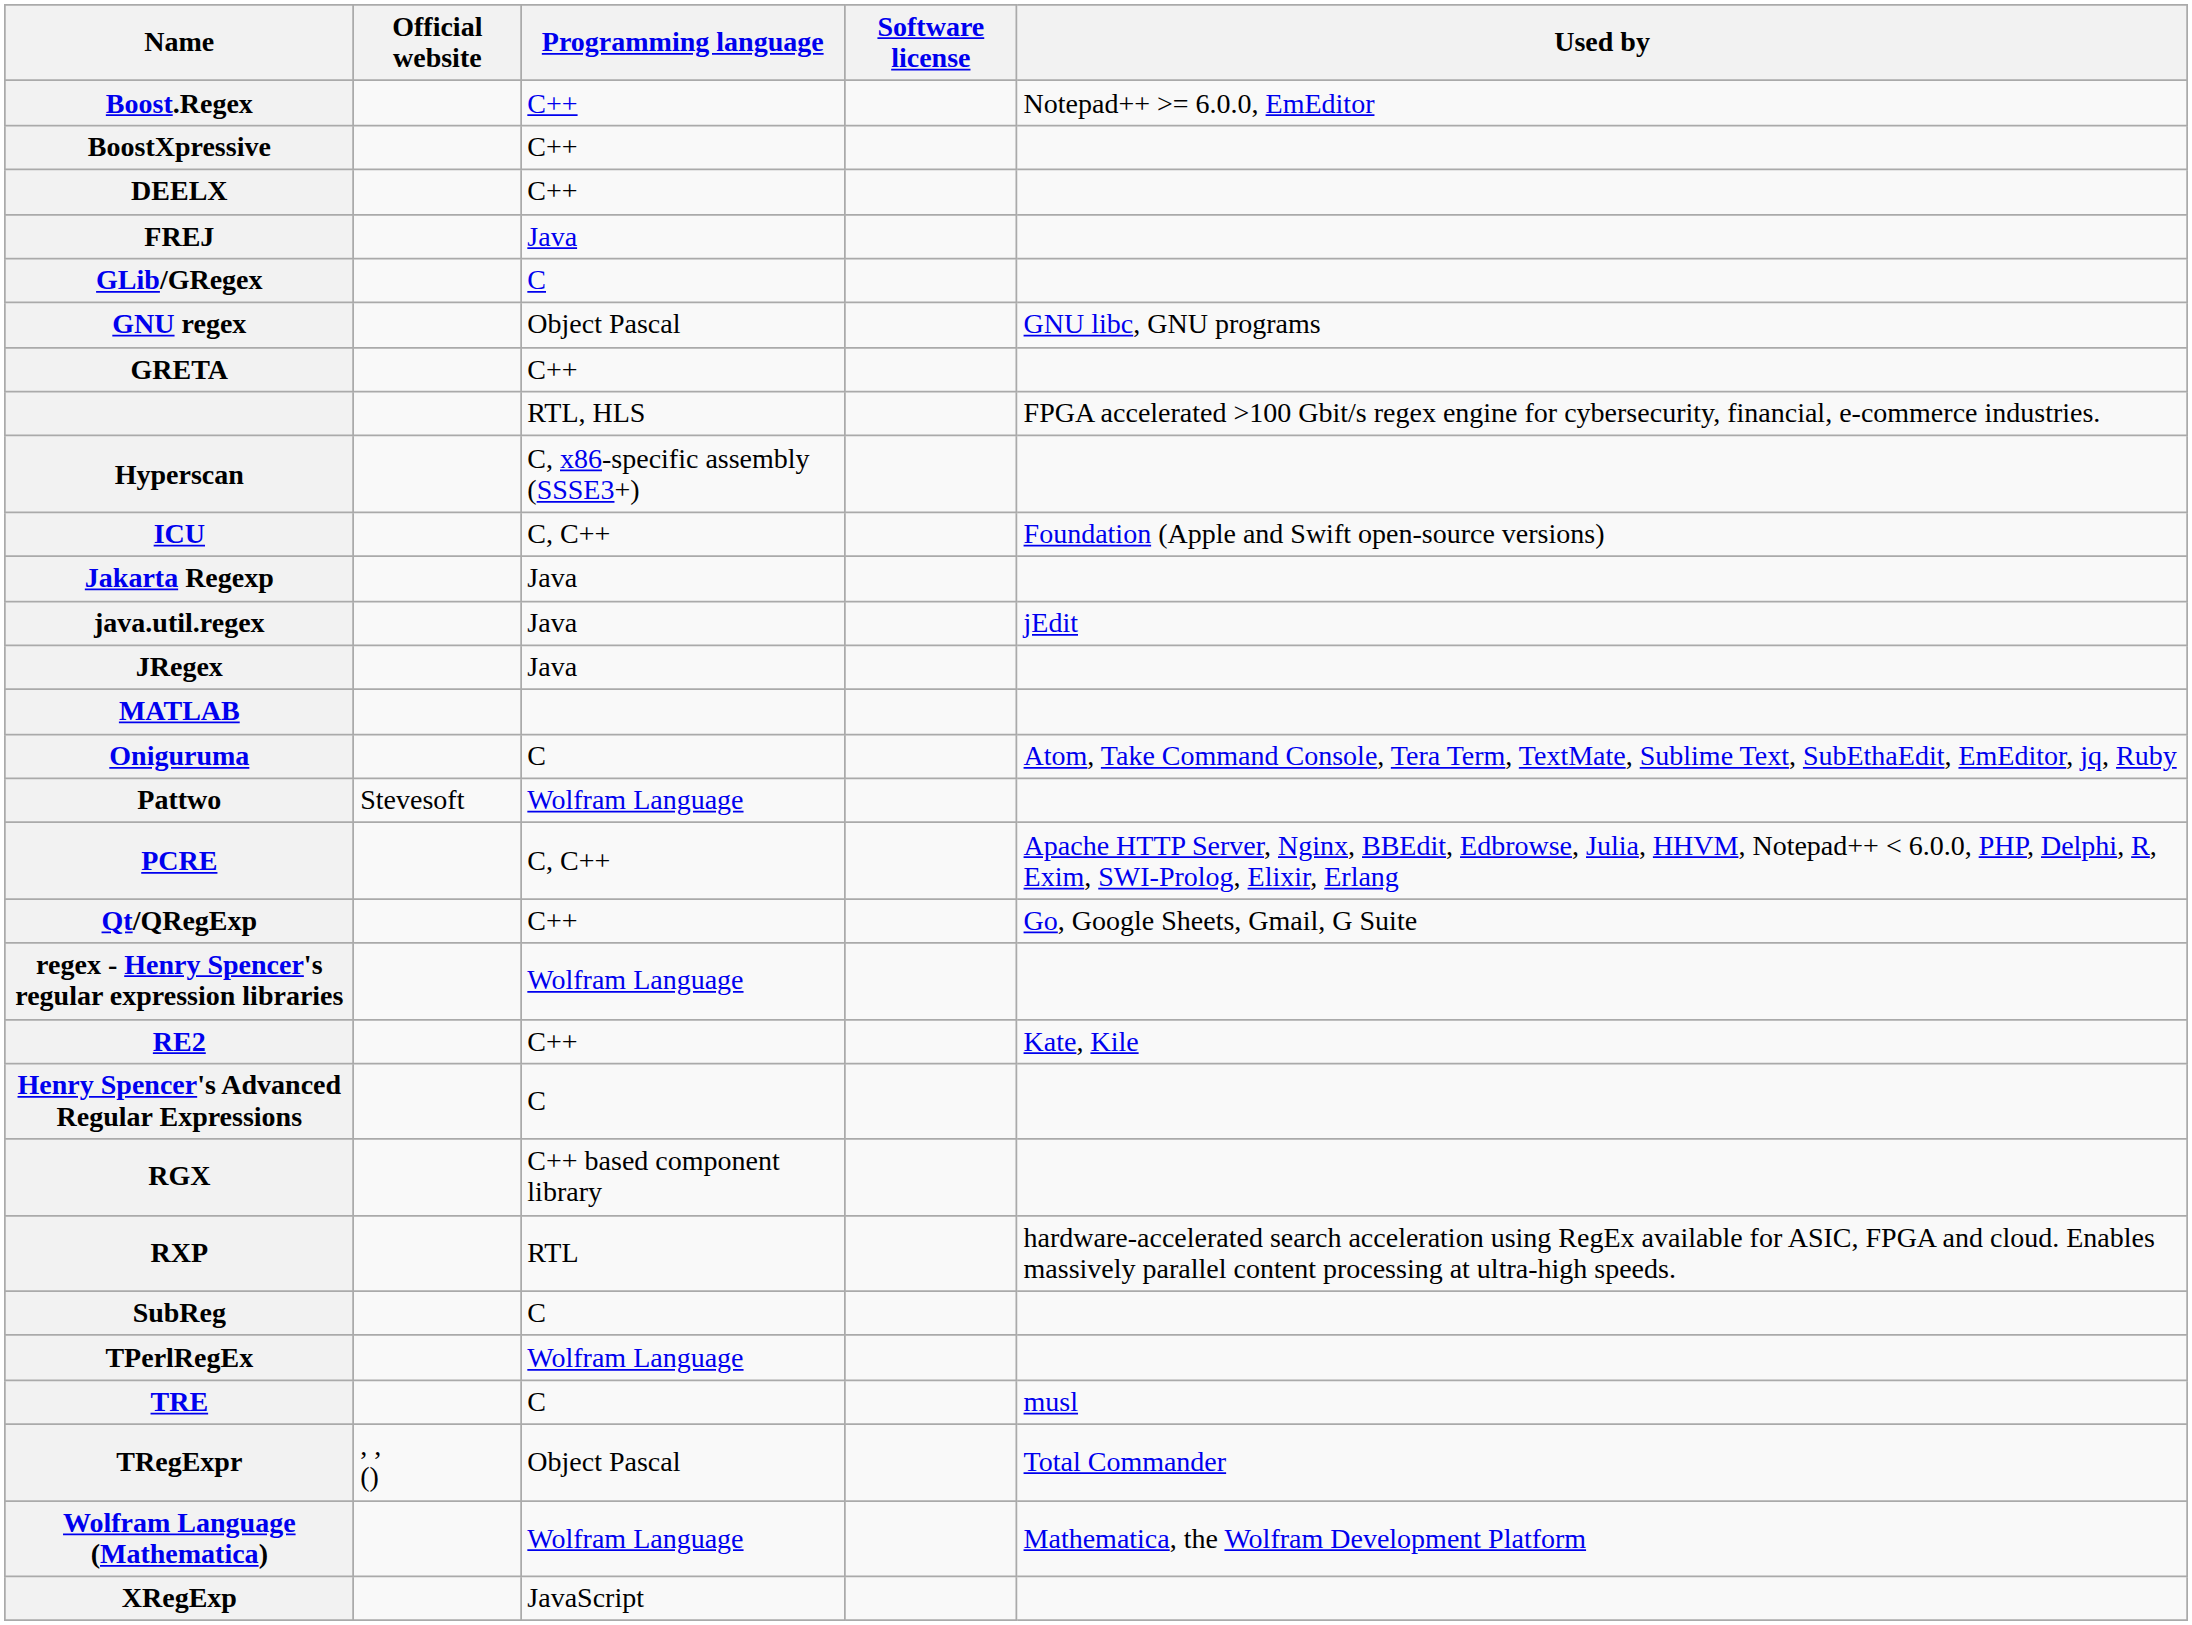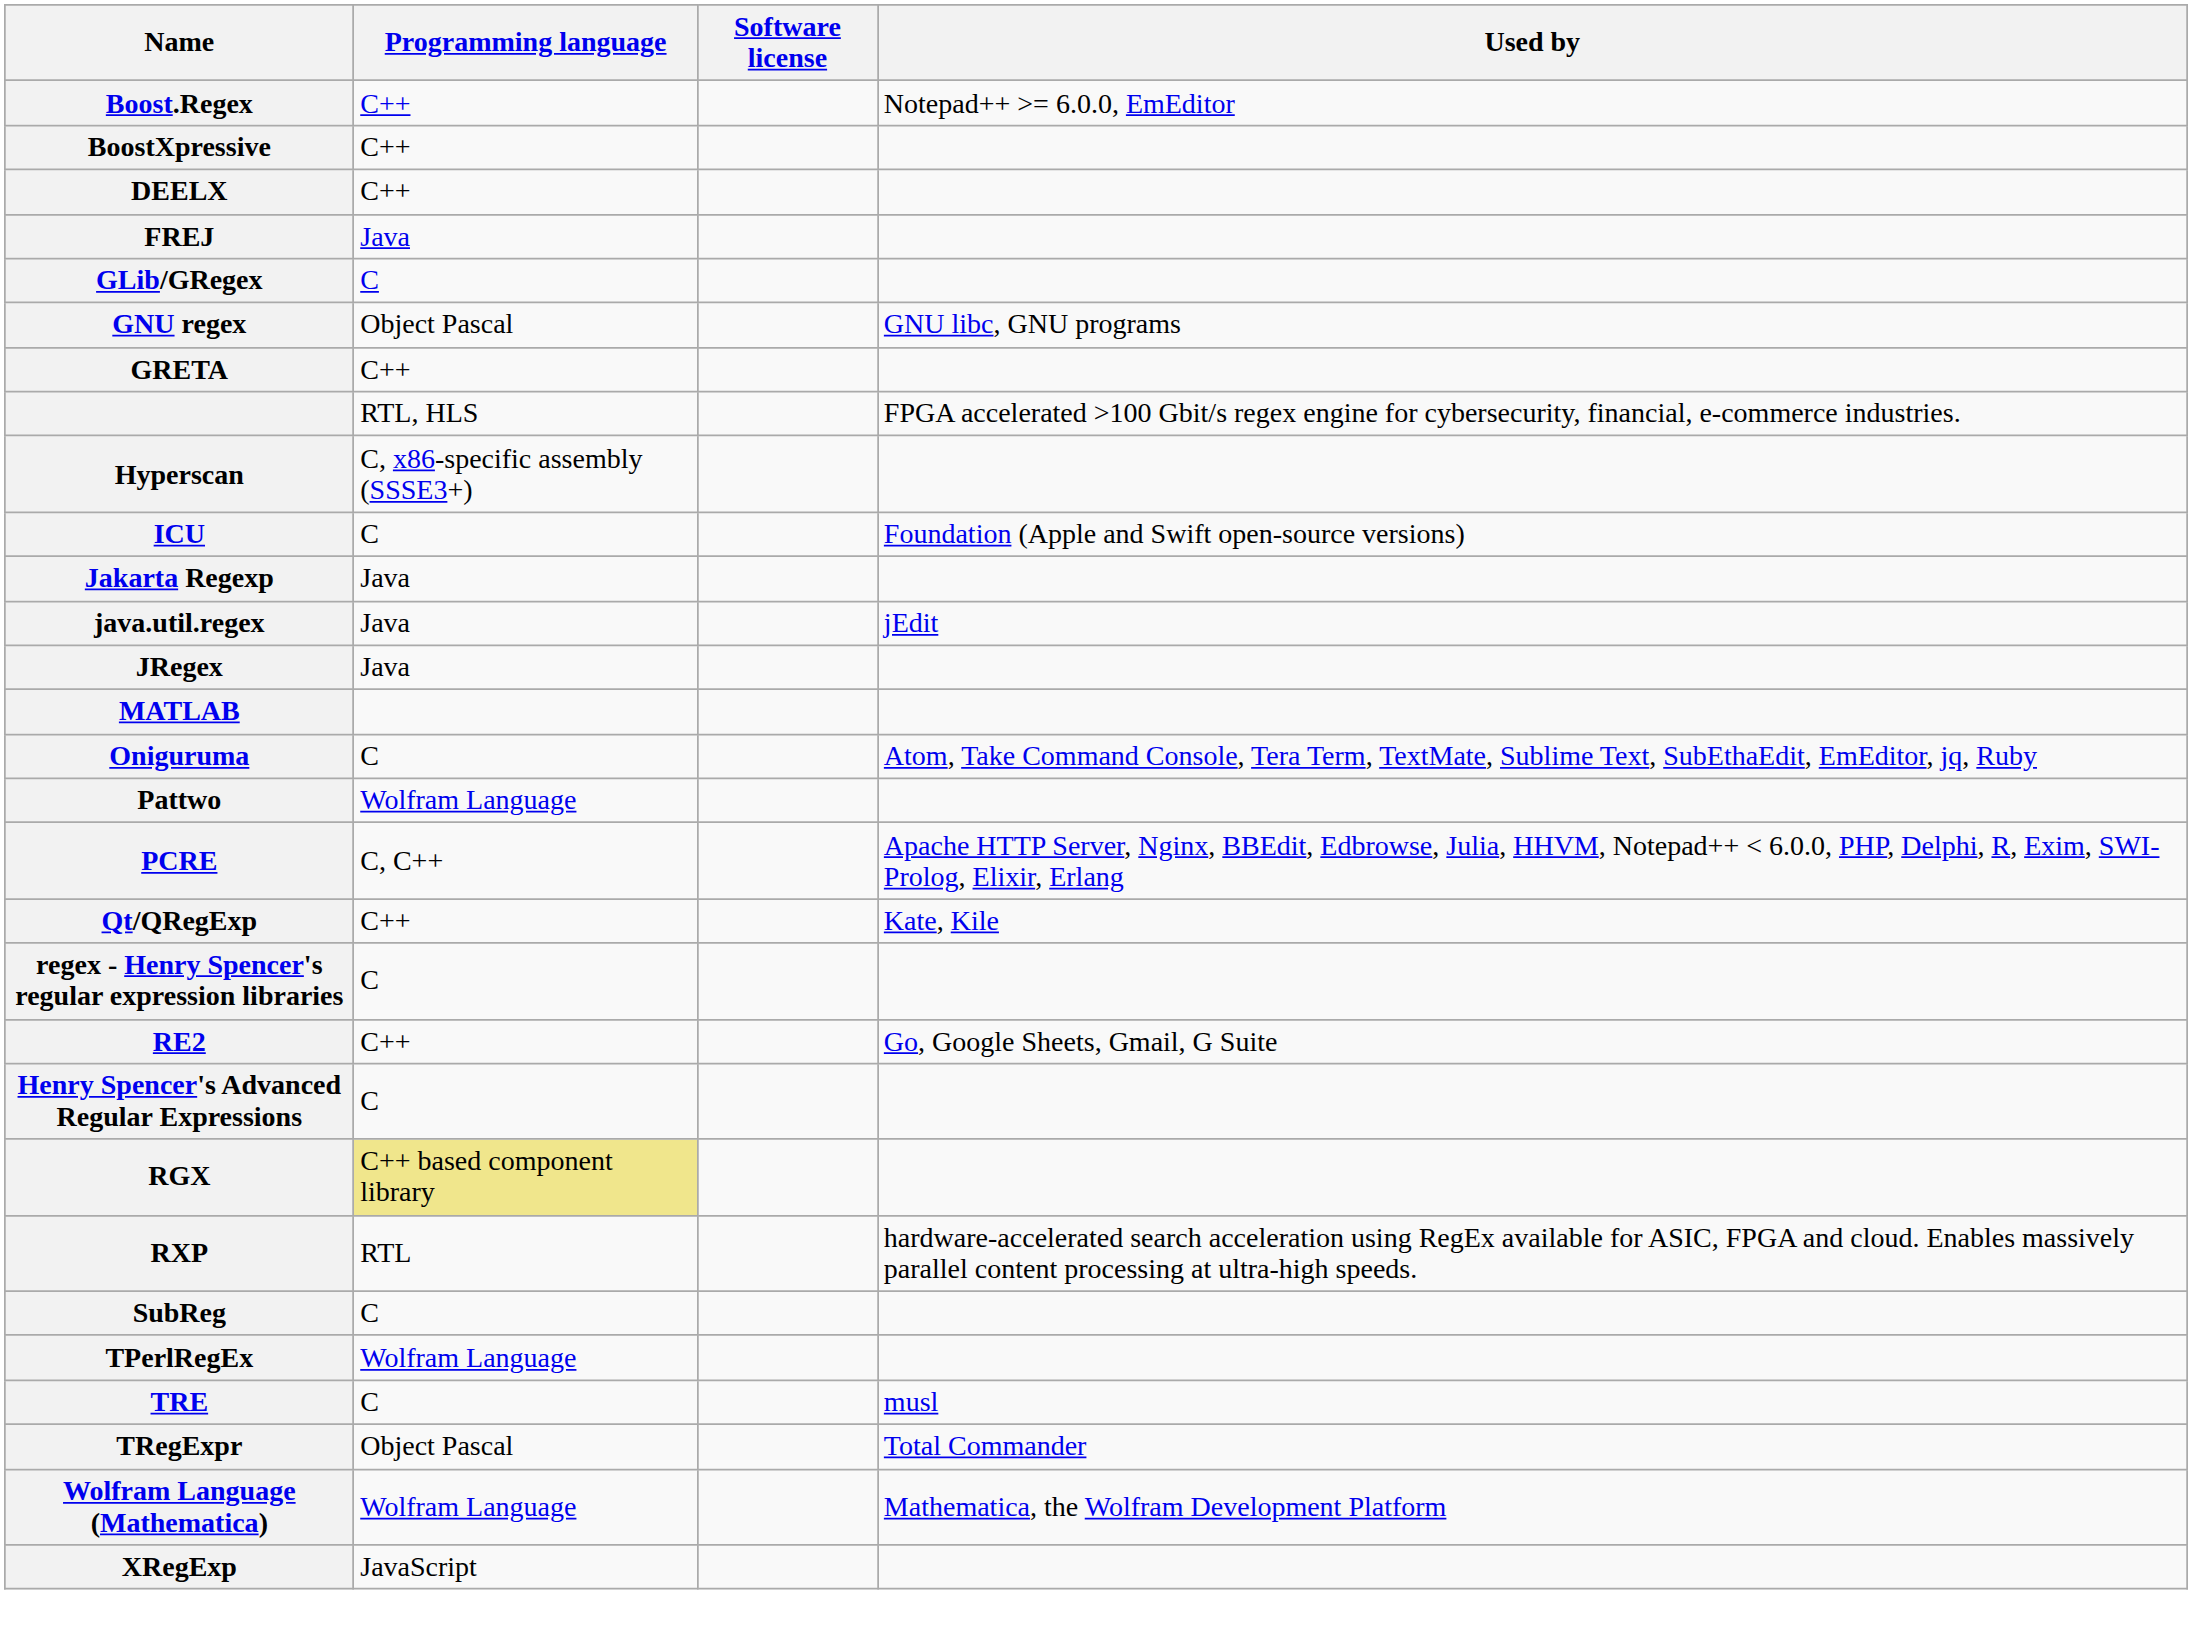- column: (437, 42)
(569, 533) C, C++ -> (370, 533) C
(1220, 920) Go, Google Sheets, Gmail, G Suite -> (941, 920) Kate, Kile
(635, 980) Wolfram Language -> (370, 980) C
(1081, 1040) Kate, Kile -> (1081, 1040) Go, Google Sheets, Gmail, G Suite
(654, 1176) no background -> (486, 1176) khaki background
